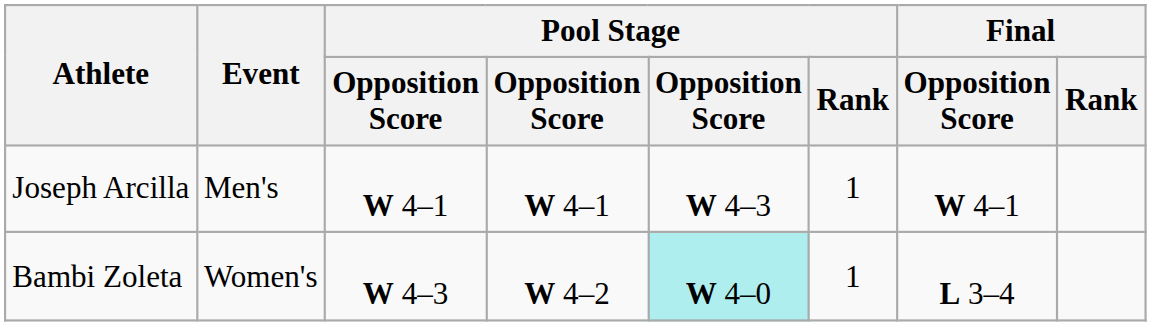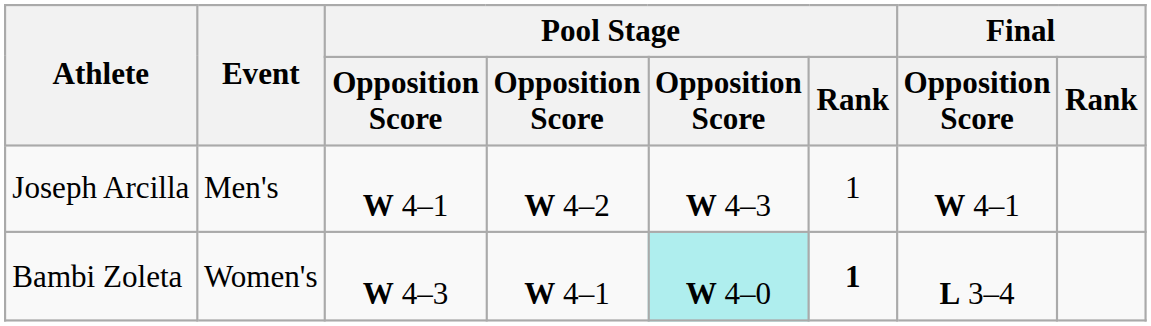(567, 206) W 4–1 -> (567, 206) W 4–2
(567, 294) W 4–2 -> (567, 294) W 4–1
(853, 276) normal -> (853, 276) bold
